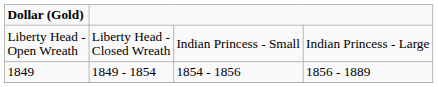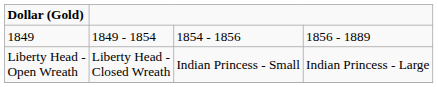rows swapped: (47, 43) <-> (21, 72)
